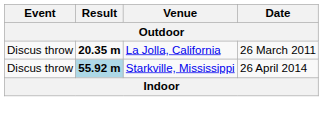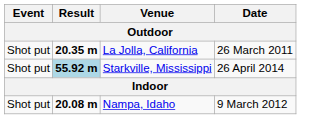(40, 50) Discus throw -> (28, 50) Shot put
(40, 68) Discus throw -> (28, 68) Shot put
+ row: (139, 104)
